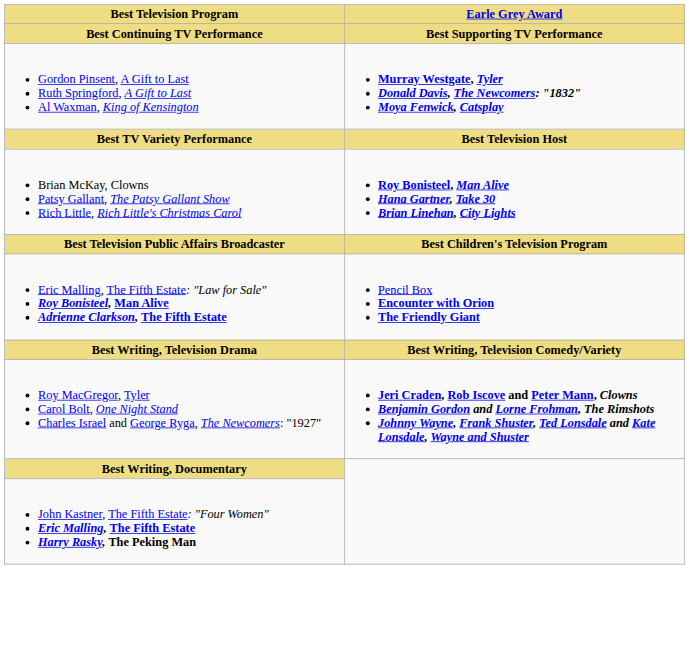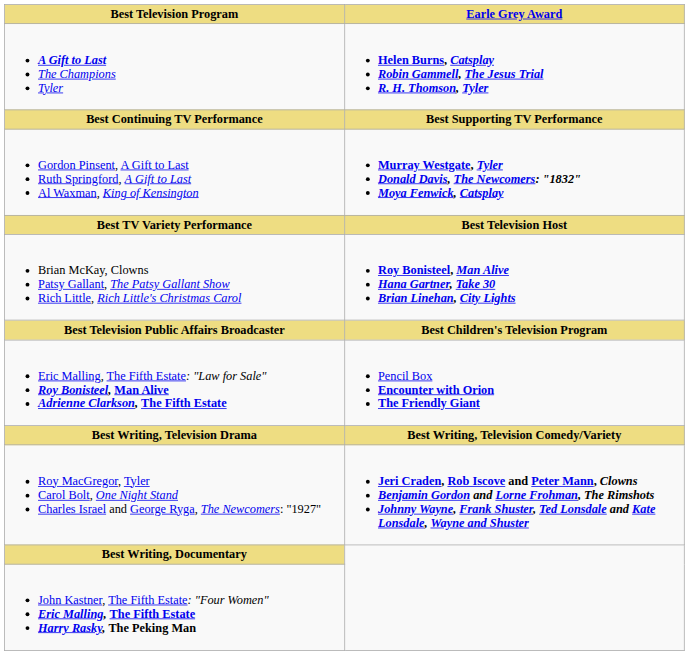+ row: (174, 74)
